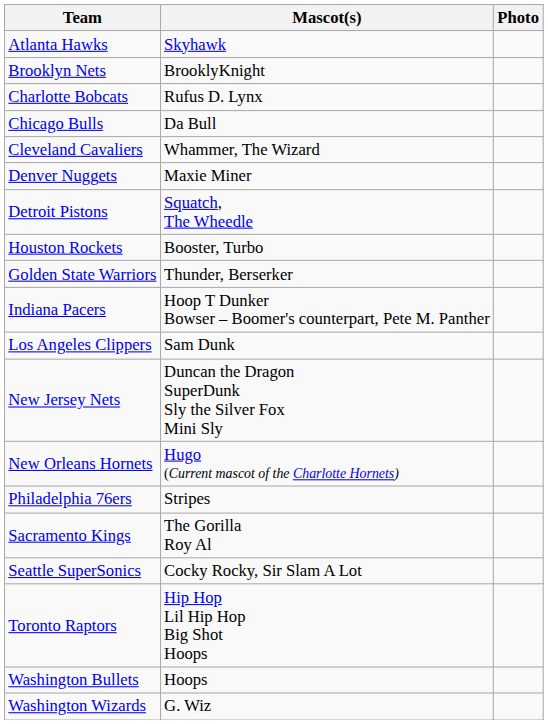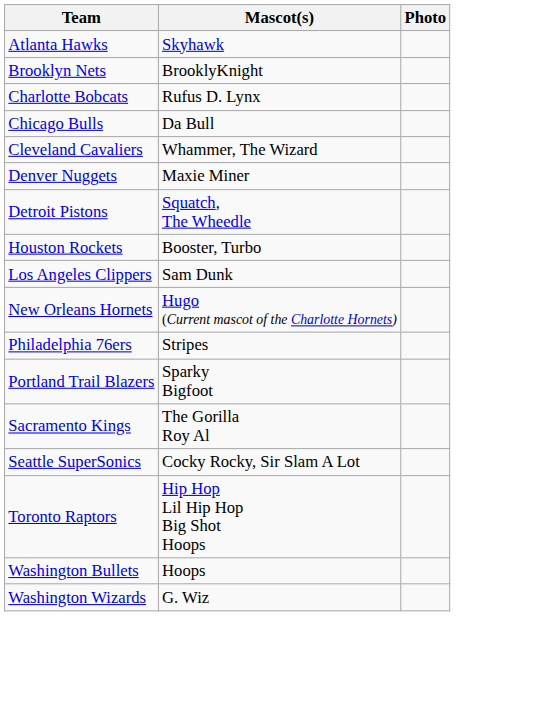- row: (82, 273)
- row: (57, 309)
- row: (64, 399)
+ row: (81, 381)
